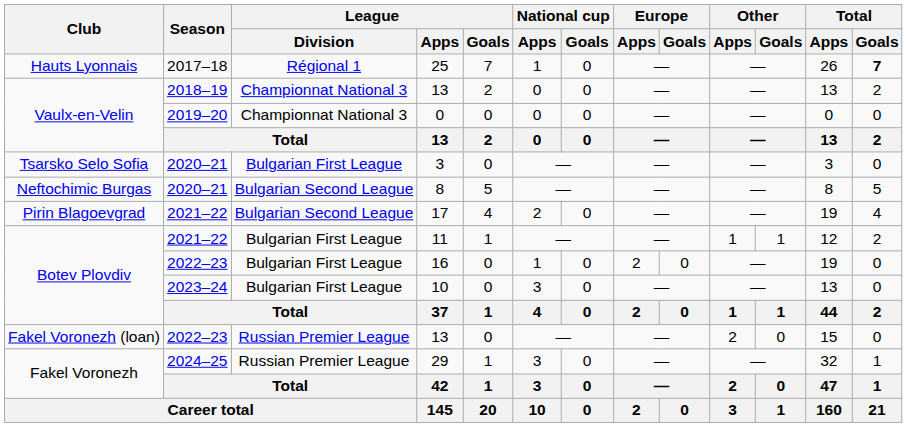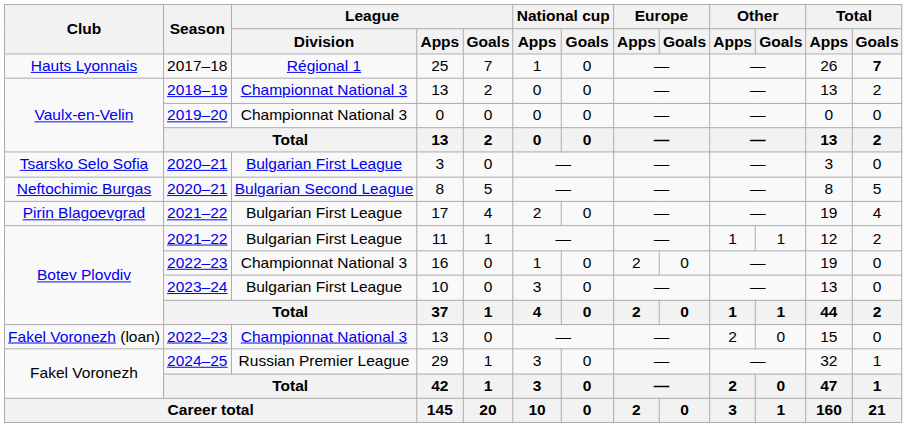(324, 213) Bulgarian Second League -> (324, 213) Bulgarian First League
(324, 262) Bulgarian First League -> (324, 262) Championnat National 3
(324, 336) Russian Premier League -> (324, 336) Championnat National 3
